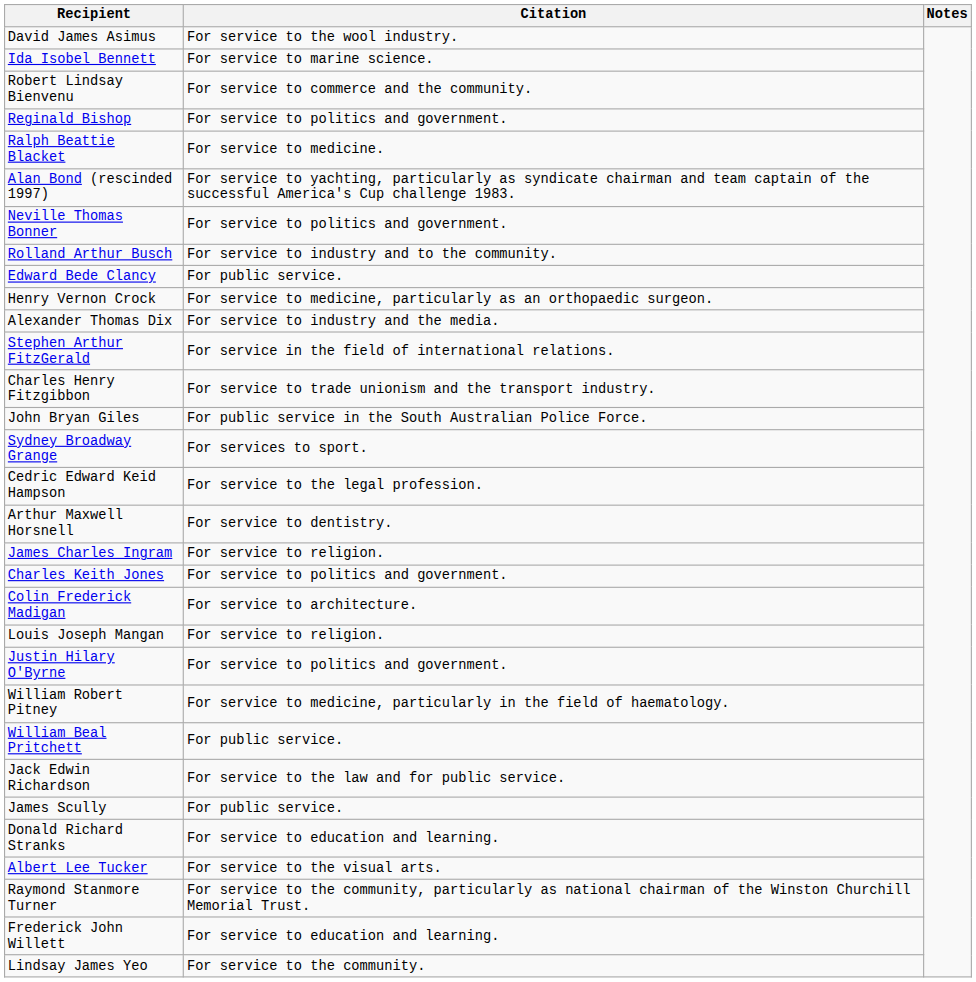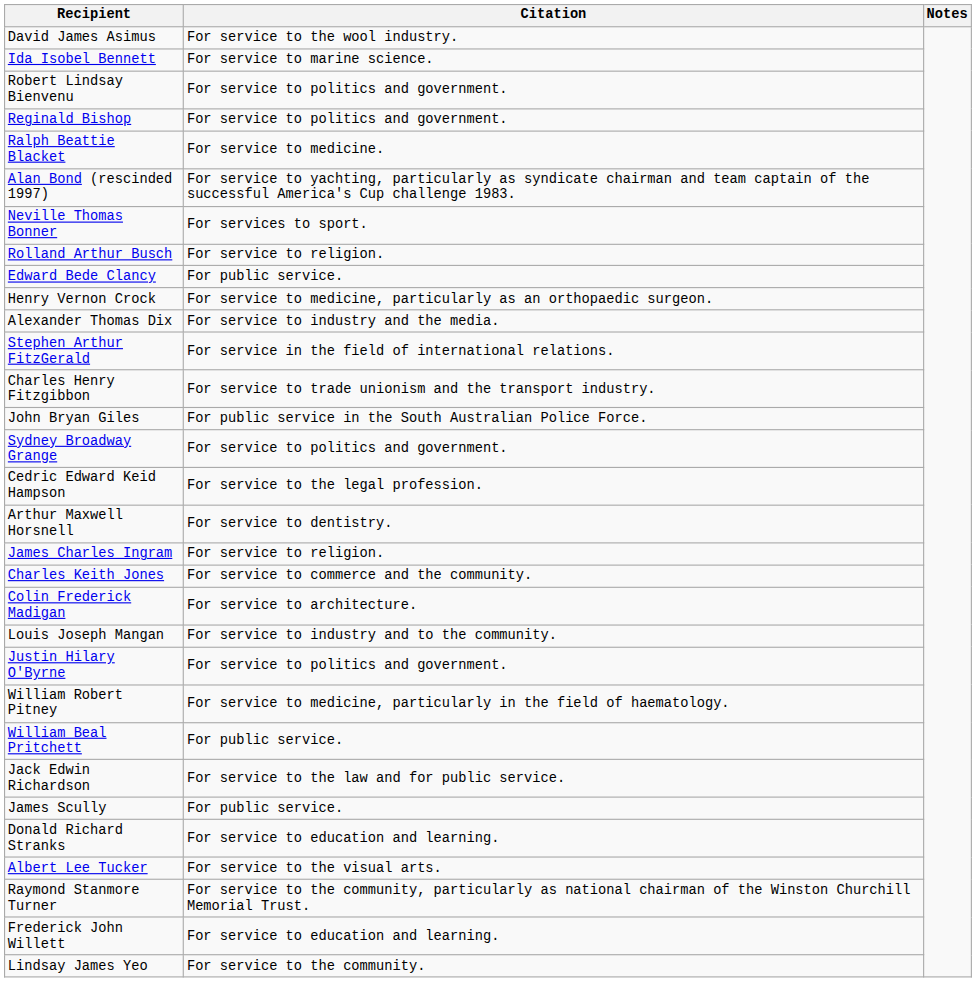(360, 90) For service to commerce and the community. -> (347, 90) For service to politics and government.
(347, 225) For service to politics and government. -> (277, 225) For services to sport.
(372, 255) For service to industry and to the community. -> (286, 255) For service to religion.
(277, 449) For services to sport. -> (347, 449) For service to politics and government.
(347, 576) For service to politics and government. -> (360, 576) For service to commerce and the community.
(286, 636) For service to religion. -> (372, 636) For service to industry and to the community.
